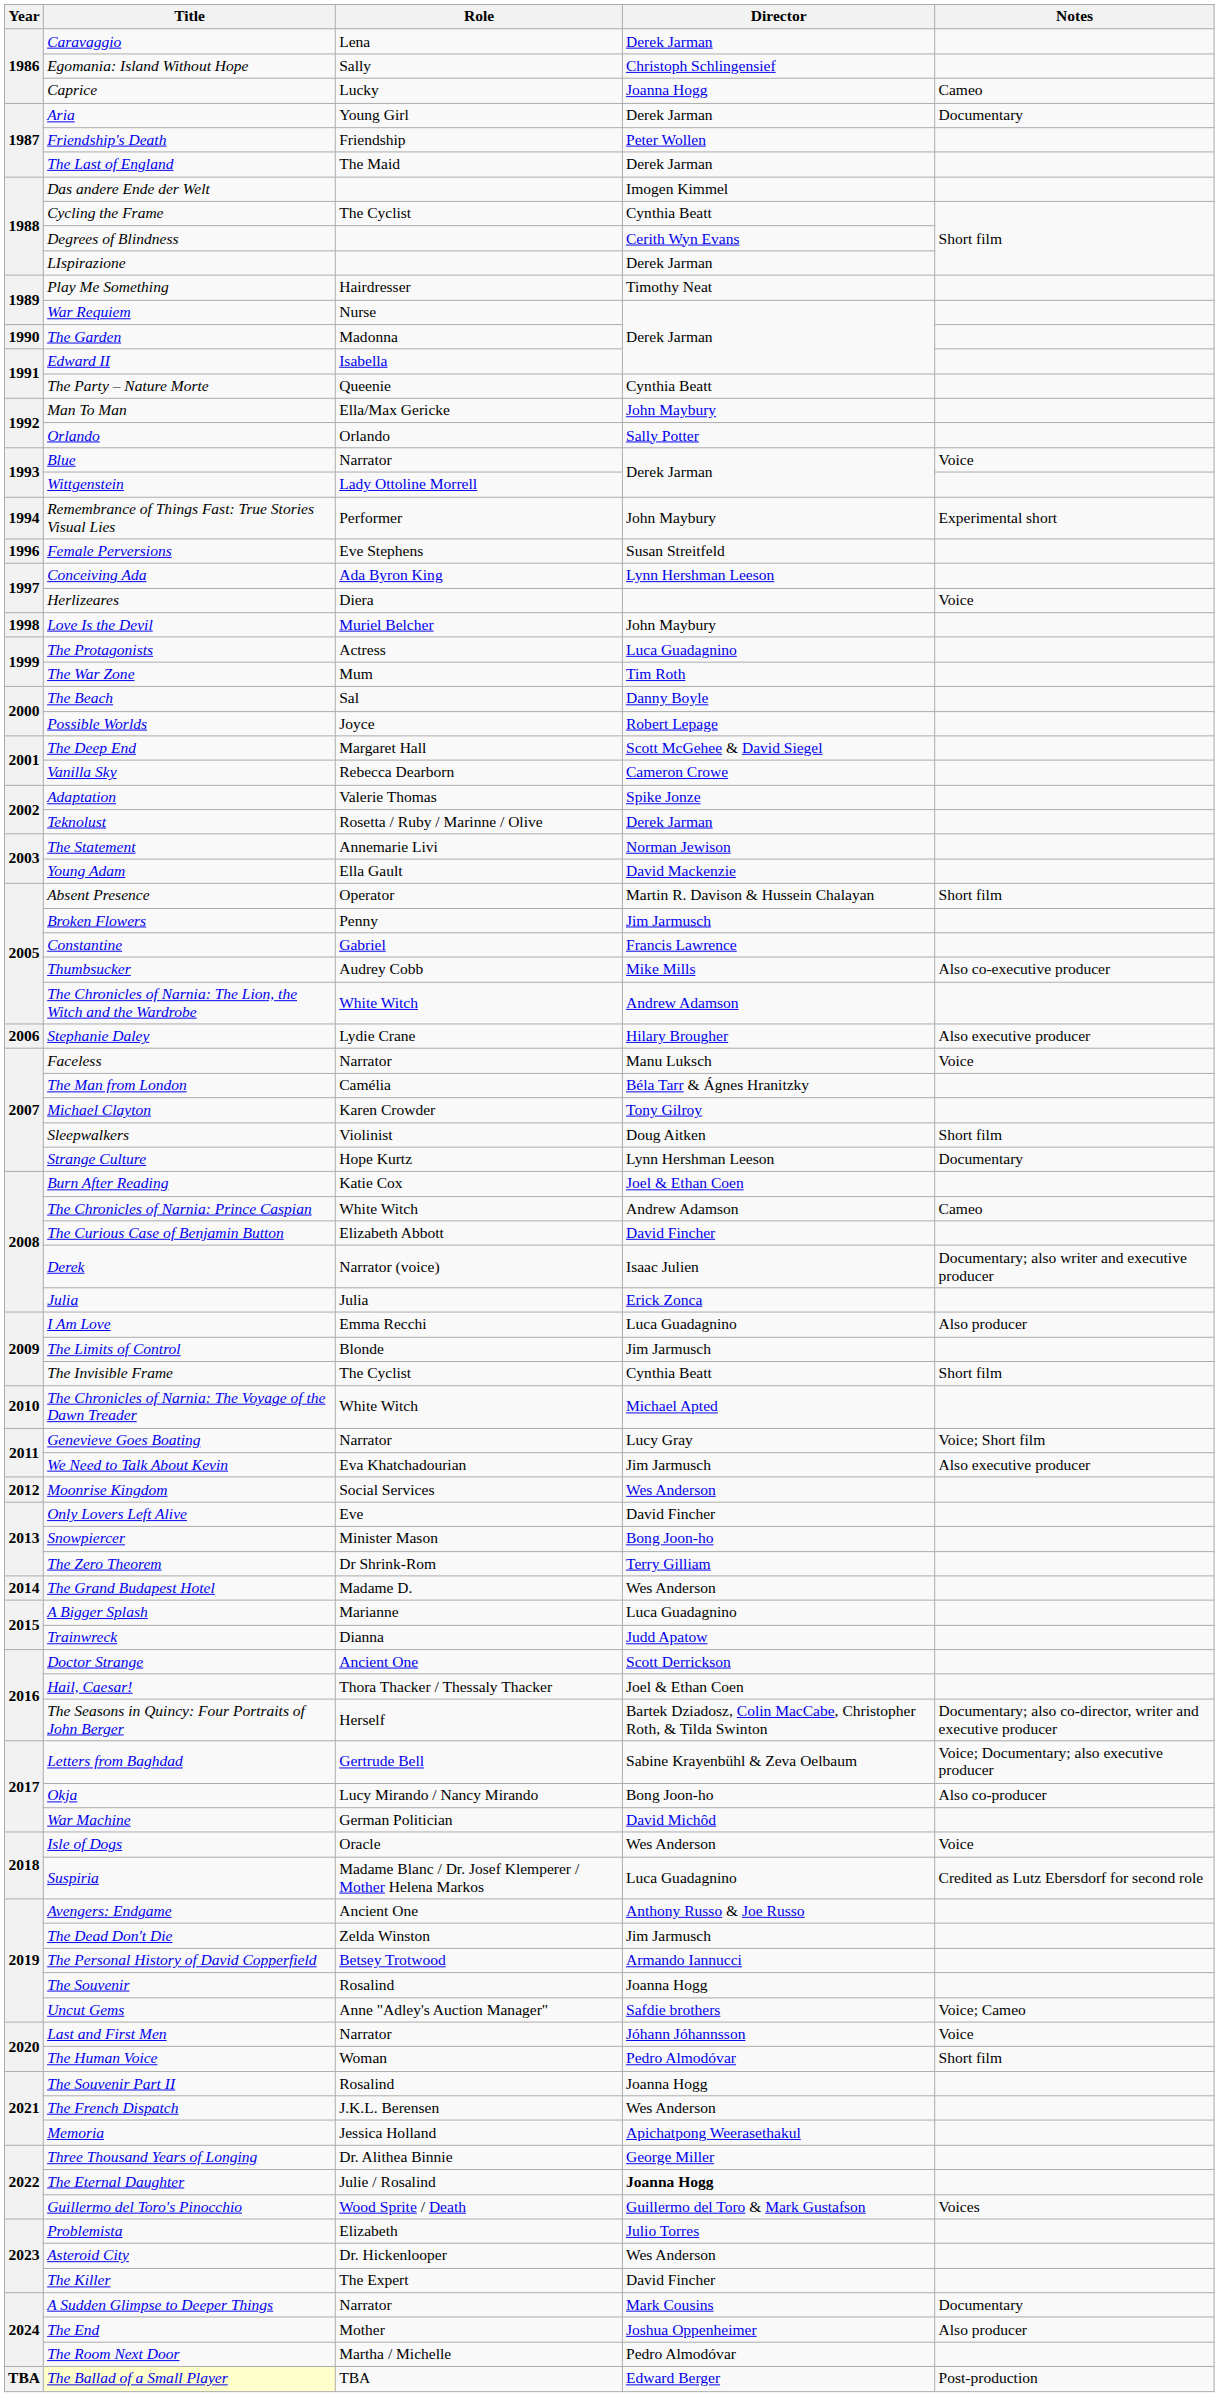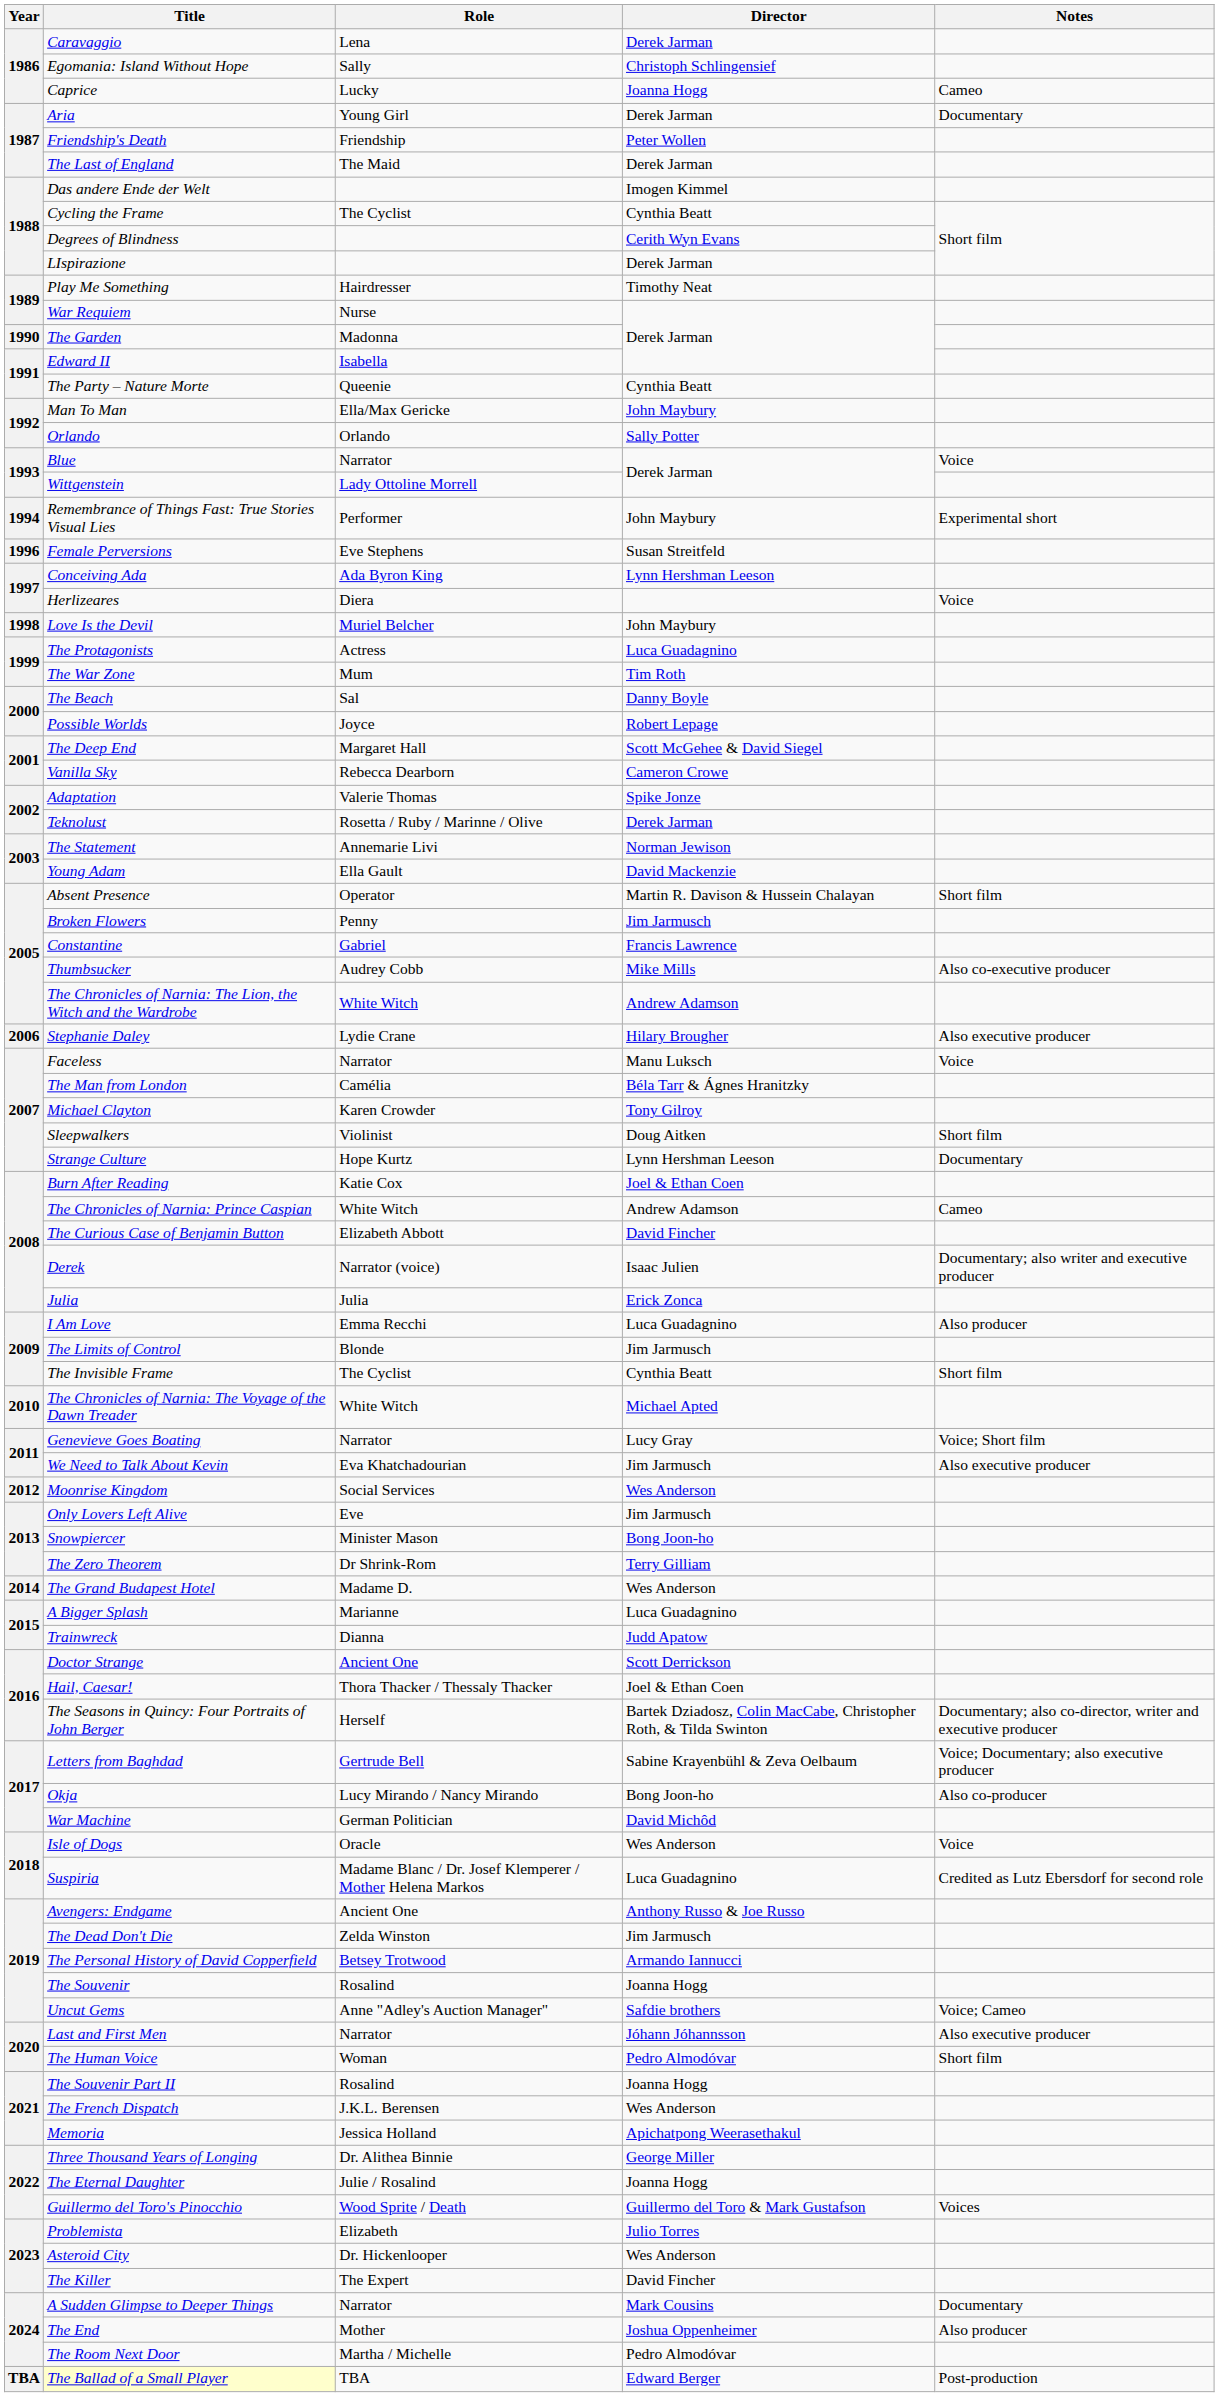(671, 1514) David Fincher -> (668, 1514) Jim Jarmusch
(956, 2034) Voice -> (1014, 2034) Also executive producer
(670, 2181) bold -> (667, 2181) normal
